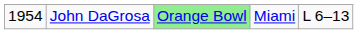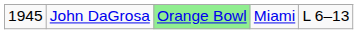(25, 16) 1954 -> (25, 16) 1945
